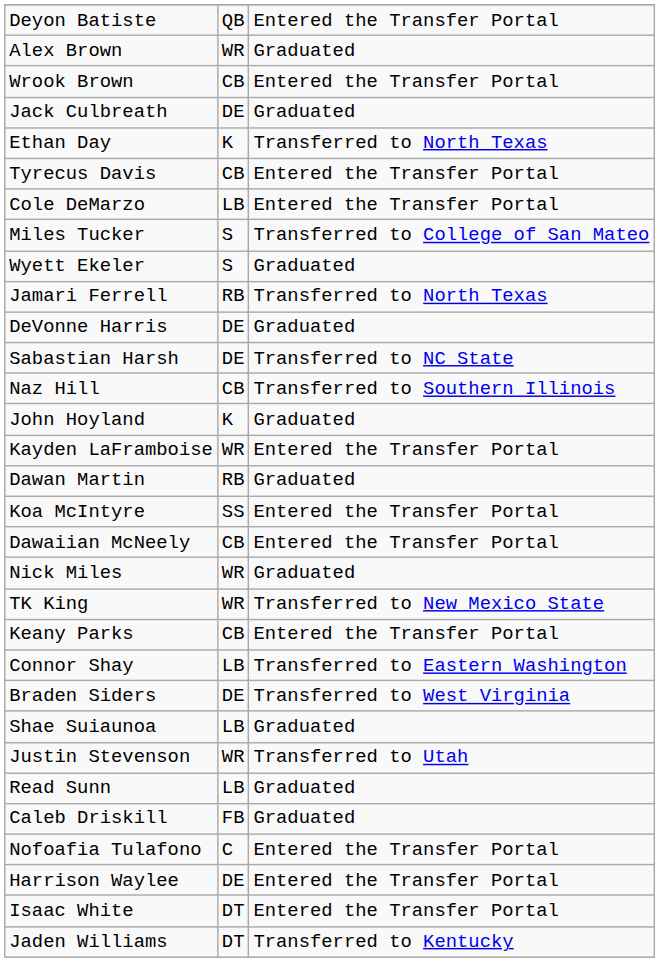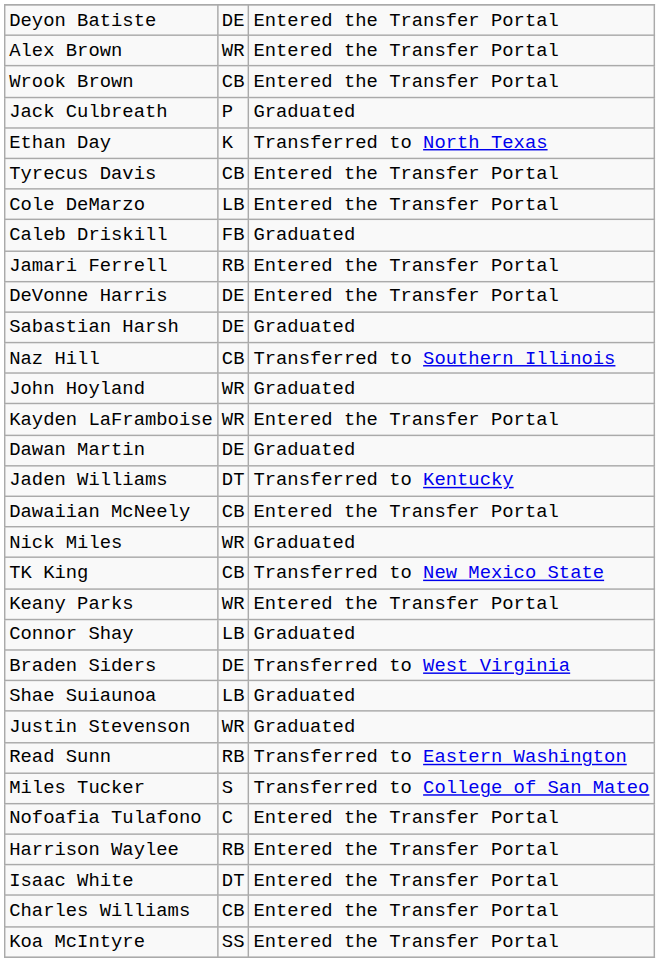(233, 20) QB -> (233, 20) DE
(304, 51) Graduated -> (406, 51) Entered the Transfer Portal
(233, 112) DE -> (227, 112) P
rows swapped: (88, 819) <-> (77, 235)
- row: (77, 266)
(400, 297) Transferred to North Texas -> (406, 266) Entered the Transfer Portal
(304, 327) Graduated -> (406, 297) Entered the Transfer Portal
(384, 358) Transferred to NC State -> (304, 327) Graduated
(227, 419) K -> (233, 389) WR
(233, 481) RB -> (233, 450) DE
rows swapped: (77, 512) <-> (88, 942)
(233, 604) WR -> (233, 573) CB
(233, 635) CB -> (233, 604) WR
(440, 665) Transferred to Eastern Washington -> (304, 635) Graduated
(361, 757) Transferred to Utah -> (304, 727) Graduated
(233, 788) LB -> (233, 757) RB
(304, 788) Graduated -> (440, 757) Transferred to Eastern Washington
(233, 880) DE -> (233, 850) RB
+ row: (100, 911)
